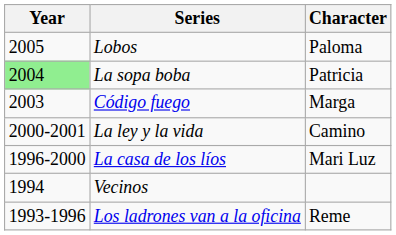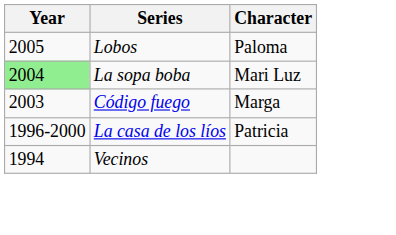(336, 74) Patricia -> (267, 74) Mari Luz
- row: (149, 131)
(342, 159) Mari Luz -> (261, 131) Patricia
- row: (197, 215)
